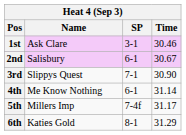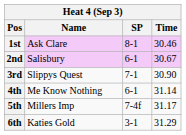(131, 43) 3-1 -> (131, 43) 8-1
(131, 122) 8-1 -> (131, 122) 3-1
